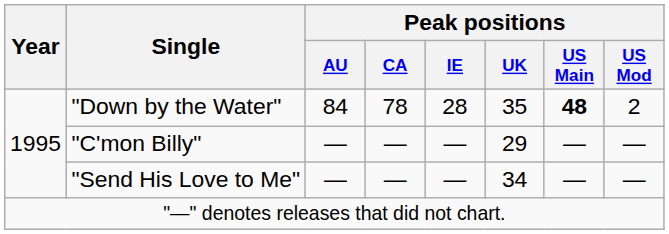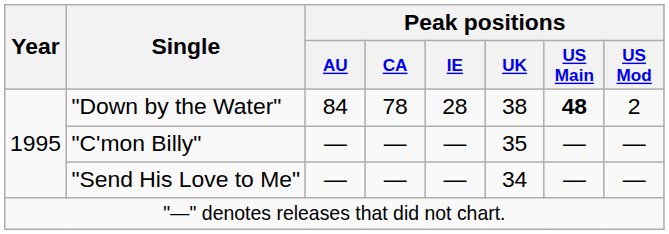(515, 107) 35 -> (515, 107) 38
(515, 143) 29 -> (515, 143) 35
